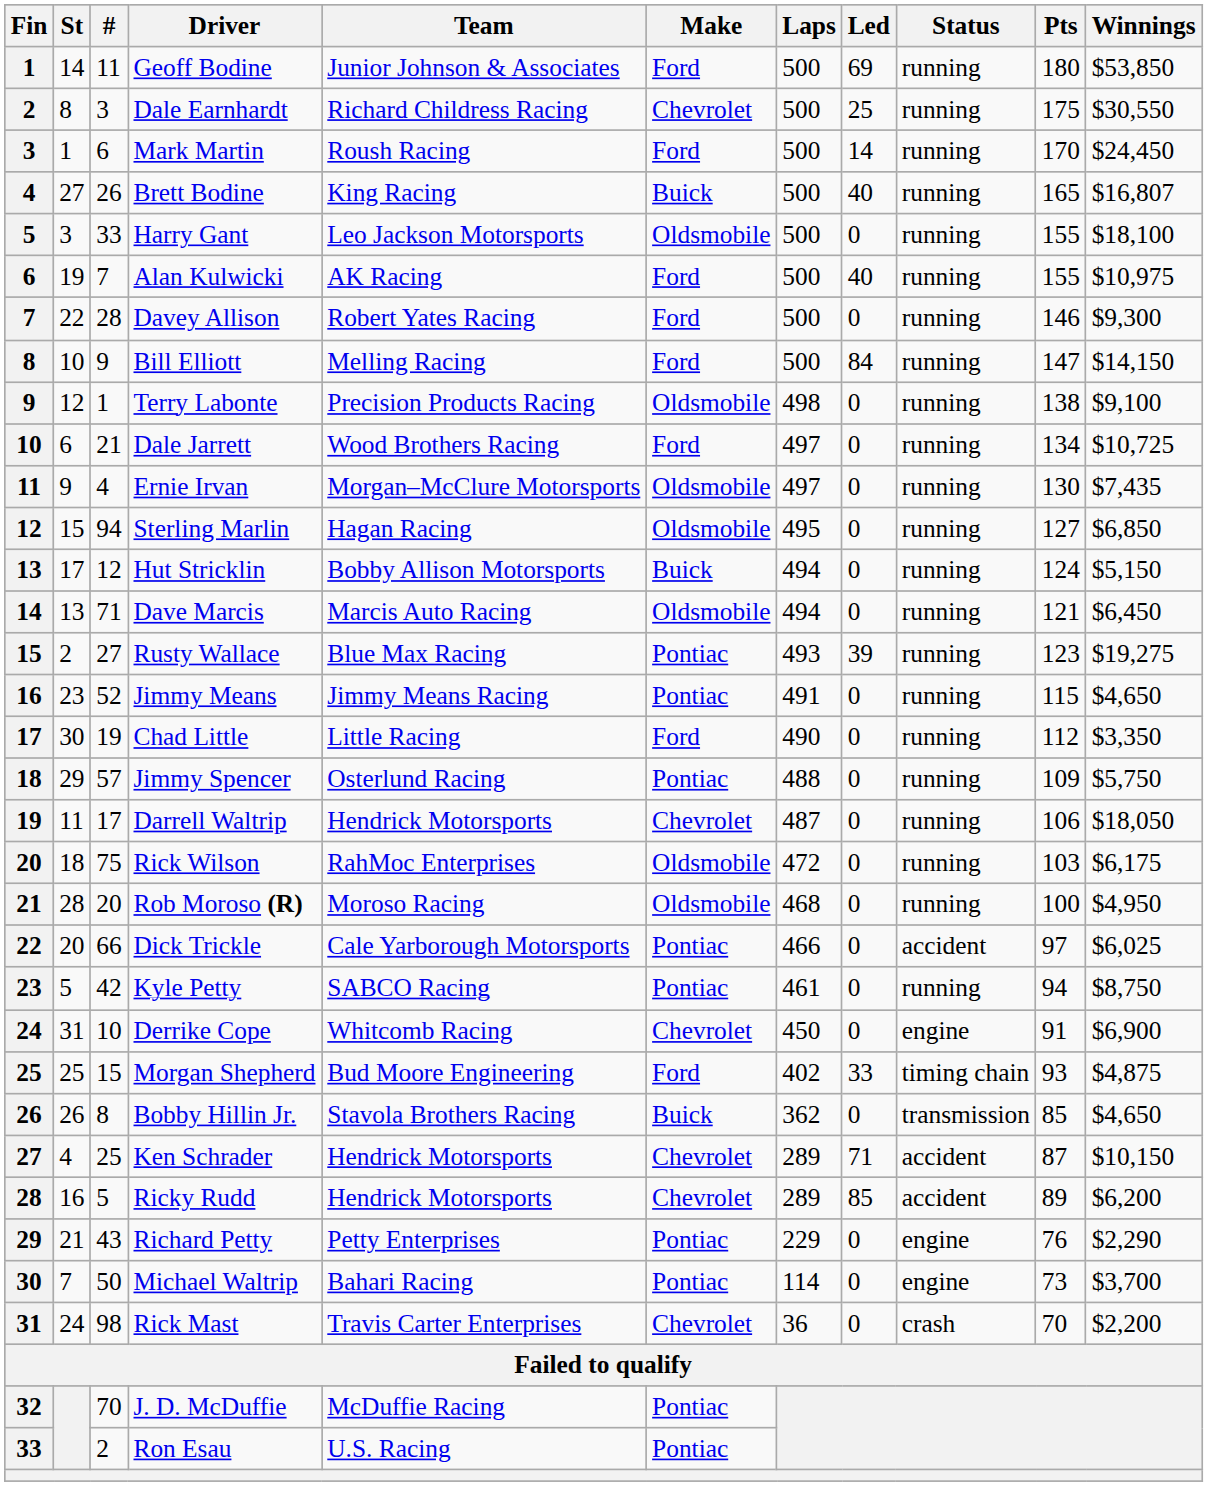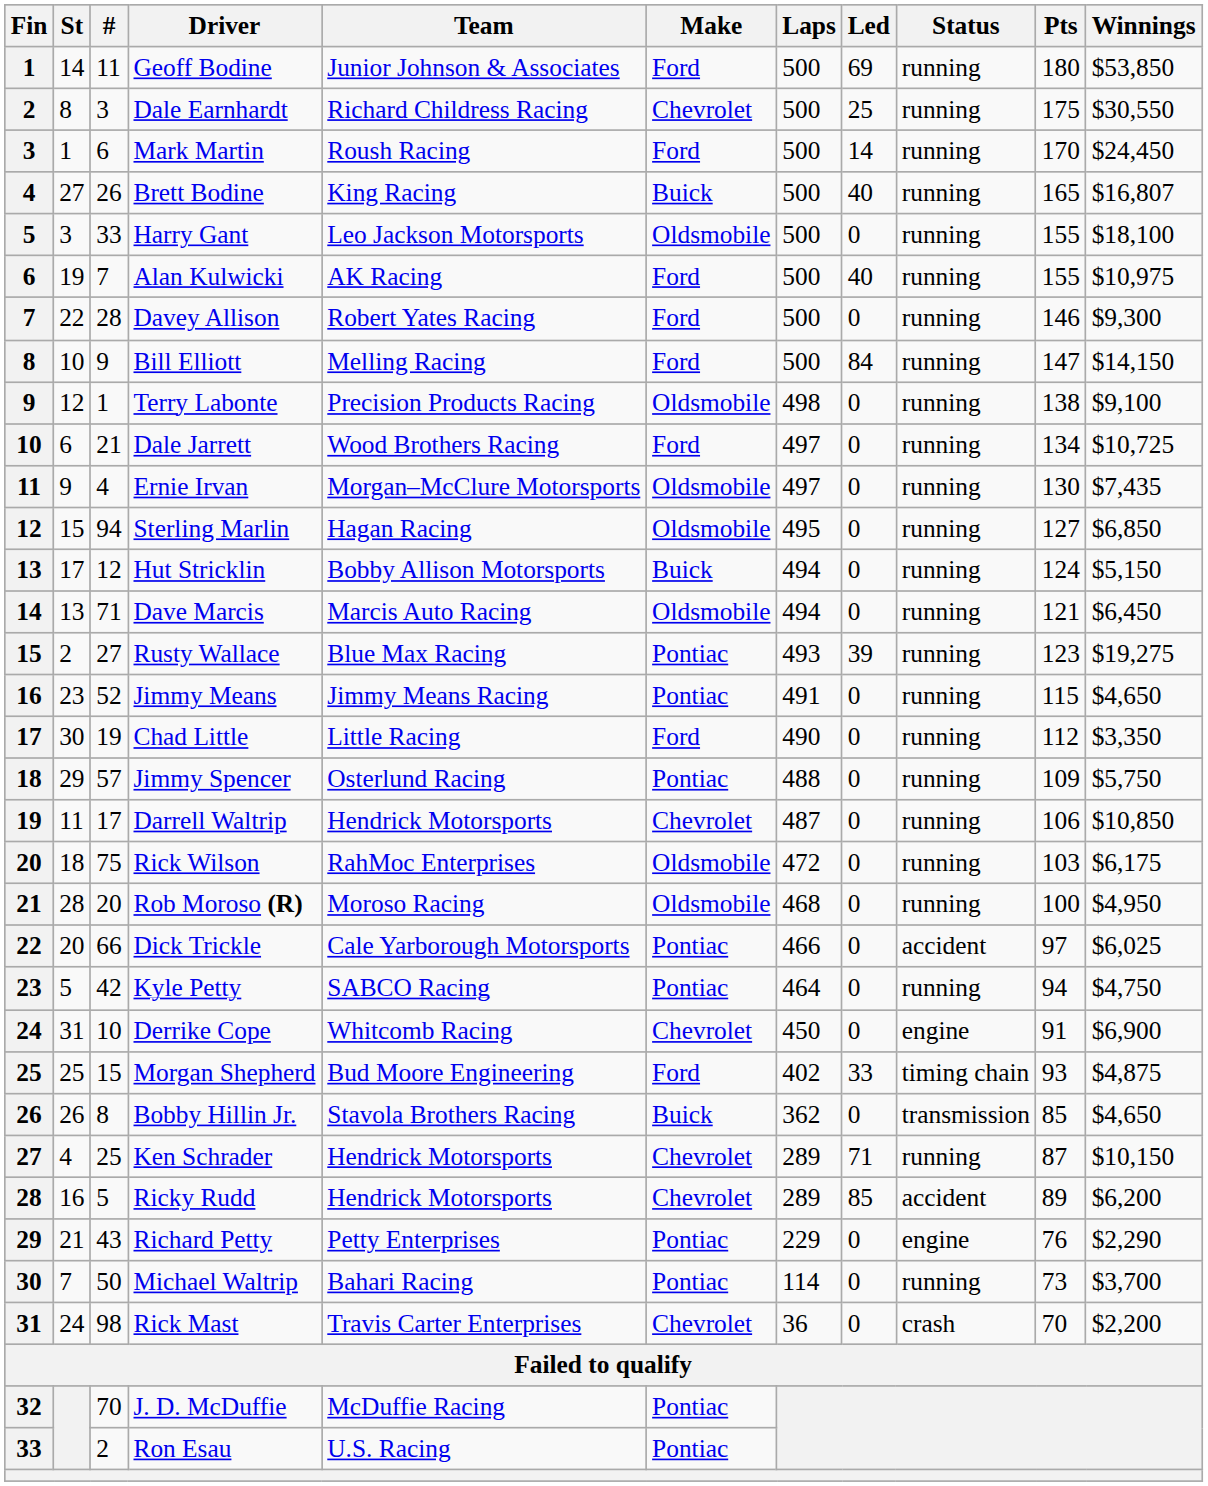(1133, 820) $18,050 -> (1133, 820) $10,850
(801, 988) 461 -> (801, 988) 464
(1127, 988) $8,750 -> (1127, 988) $4,750
(944, 1155) accident -> (941, 1155) running
(936, 1281) engine -> (941, 1281) running
